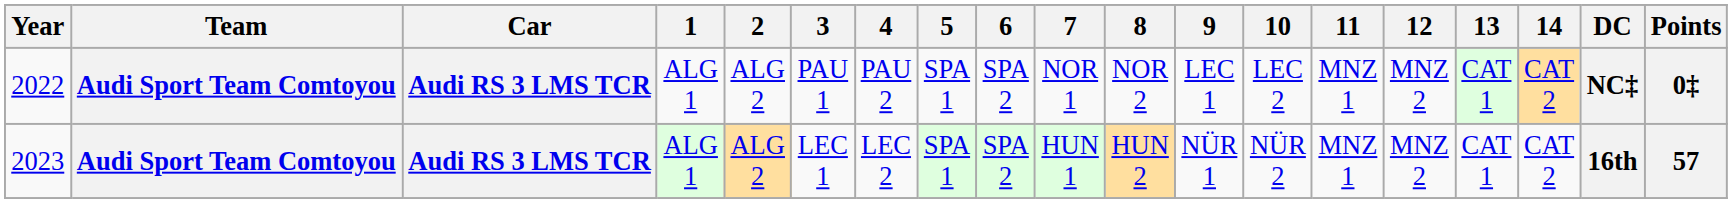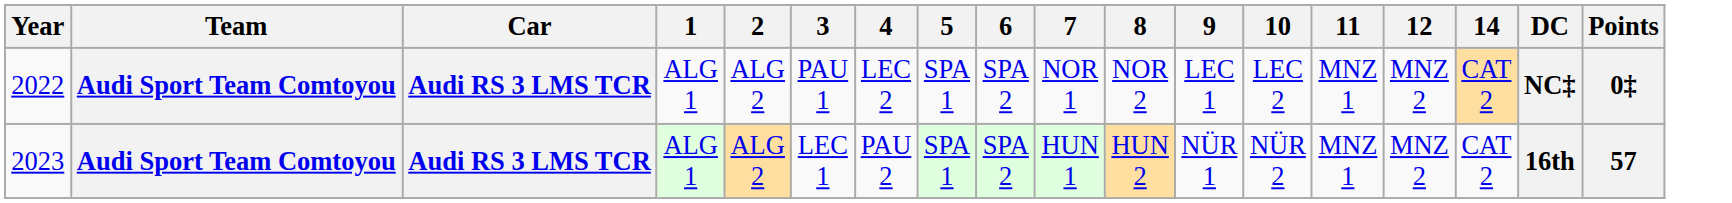- column: (1486, 25)
(886, 85) PAU 2 -> (886, 85) LEC 2
(886, 160) LEC 2 -> (886, 160) PAU 2
